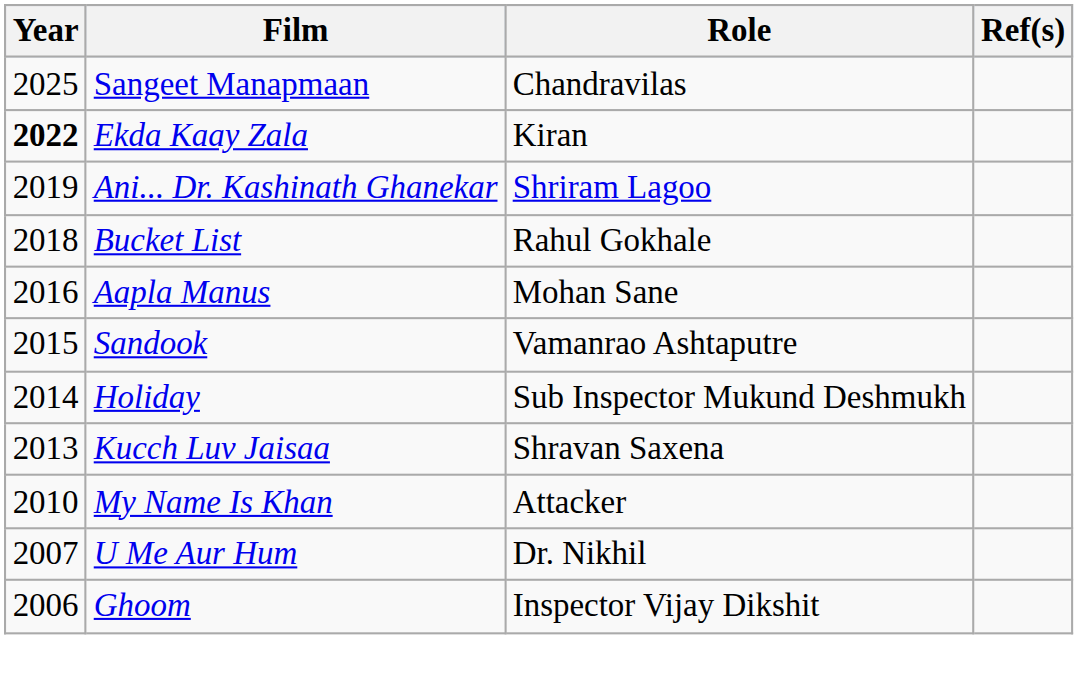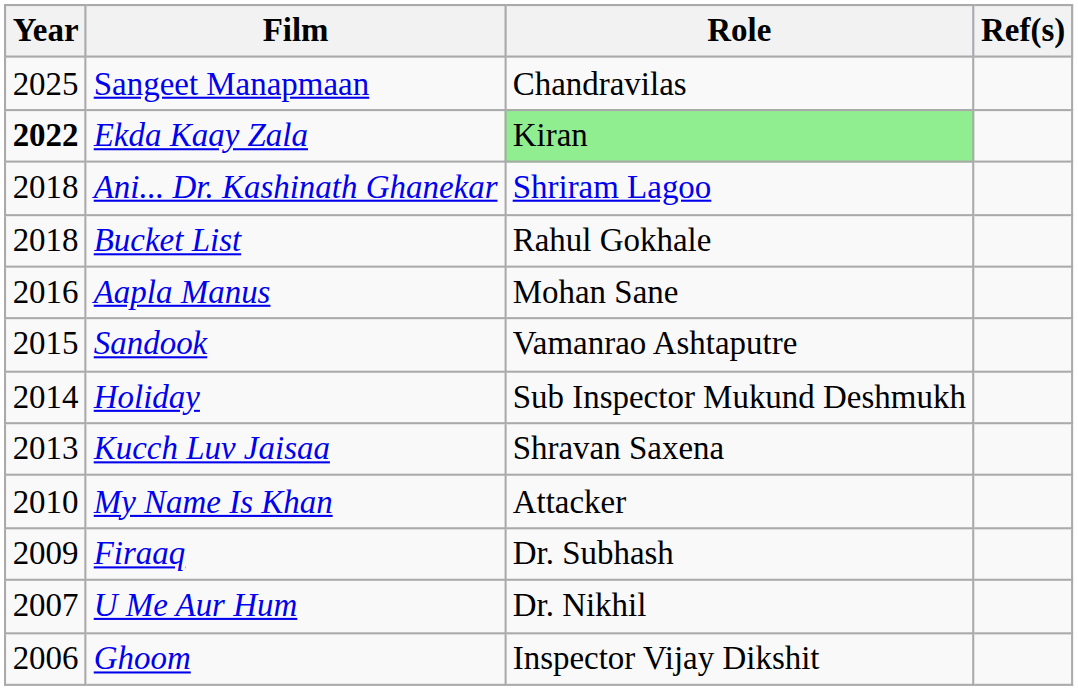(550, 135) no background -> (550, 135) lightgreen background
(46, 187) 2019 -> (46, 187) 2018
+ row: (140, 553)
